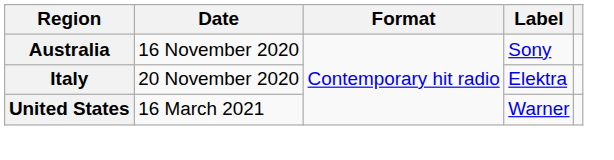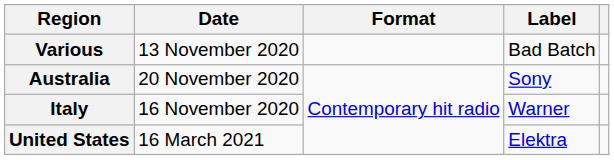+ row: (69, 49)
(219, 49) 16 November 2020 -> (219, 79) 20 November 2020
(219, 79) 20 November 2020 -> (219, 109) 16 November 2020
(538, 79) Elektra -> (539, 109) Warner
(539, 109) Warner -> (538, 139) Elektra
